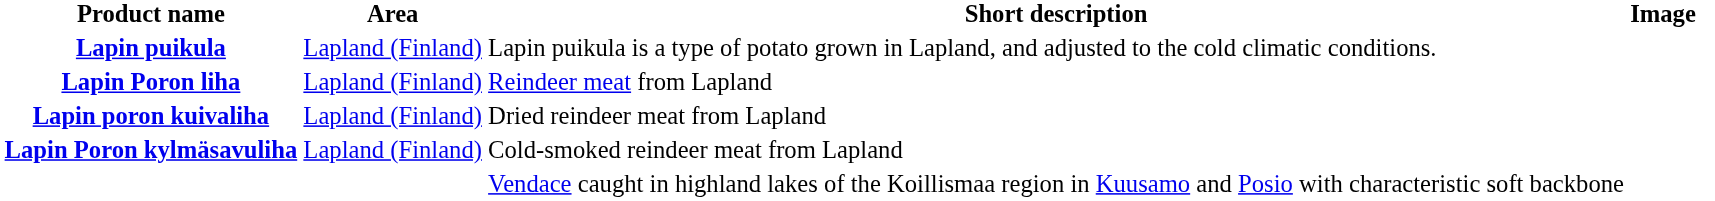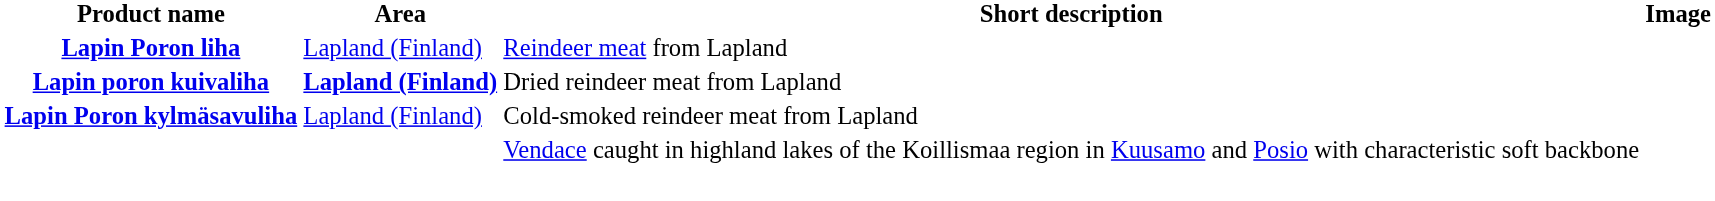- row: (151, 48)
(393, 115) normal -> (400, 81) bold
